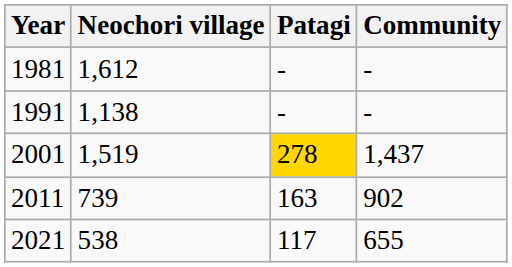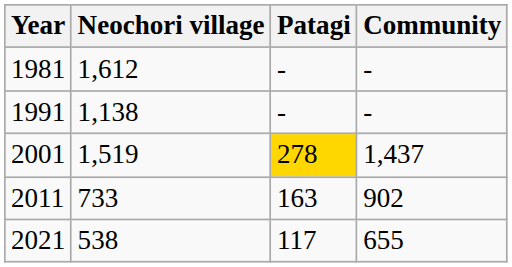(98, 197) 739 -> (98, 197) 733
